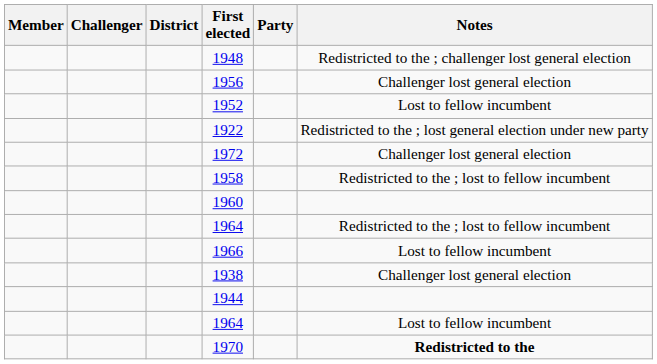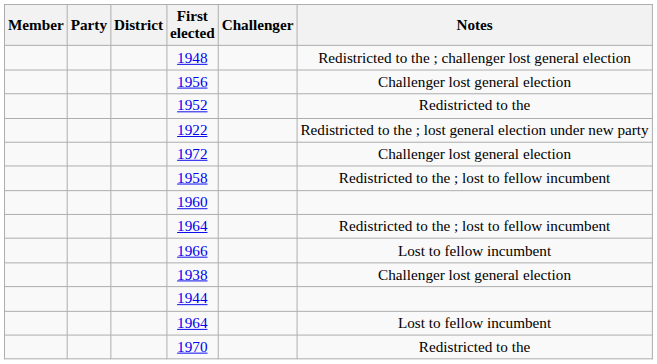columns swapped: (275, 25) <-> (107, 25)
(475, 105) Lost to fellow incumbent -> (475, 105) Redistricted to the
(475, 347) bold -> (475, 347) normal
